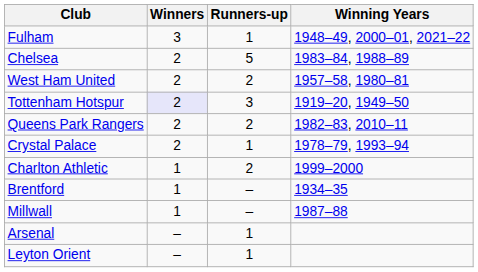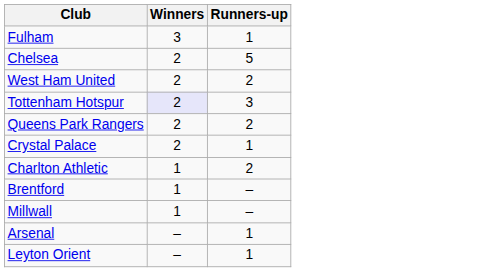- column: (382, 15)
